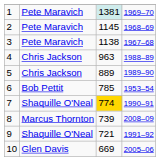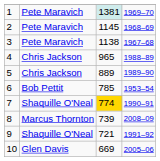(106, 57) 963 -> (106, 57) 965
